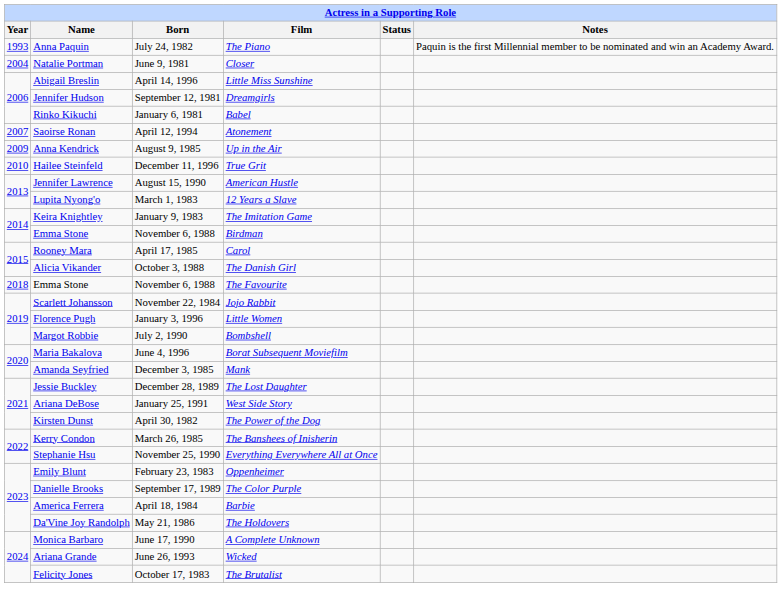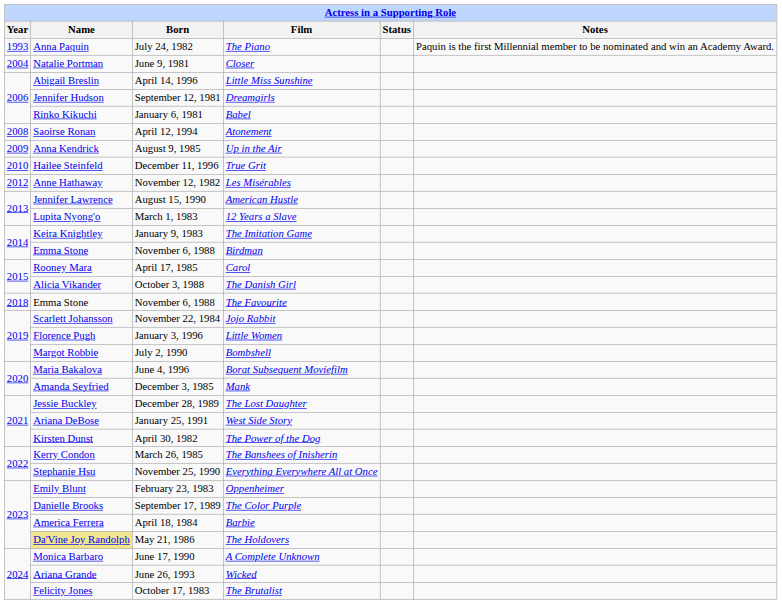(18, 132) 2007 -> (18, 132) 2008
+ row: (258, 183)
(81, 523) no background -> (81, 540) khaki background
